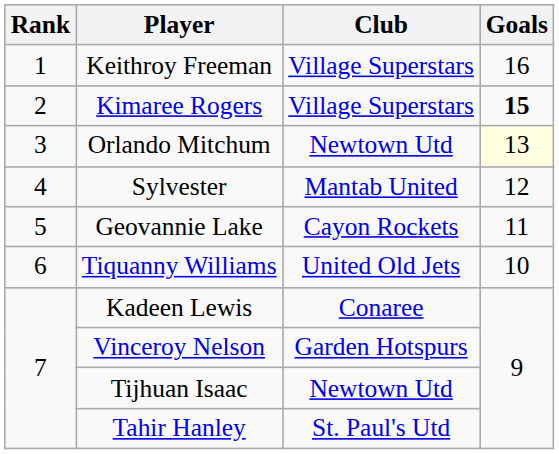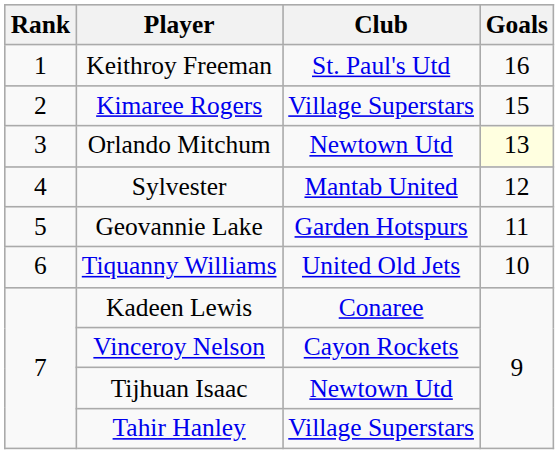(381, 65) Village Superstars -> (381, 65) St. Paul's Utd
(517, 105) bold -> (517, 105) normal
(381, 226) Cayon Rockets -> (381, 226) Garden Hotspurs
(381, 347) Garden Hotspurs -> (381, 347) Cayon Rockets
(381, 428) St. Paul's Utd -> (381, 428) Village Superstars
